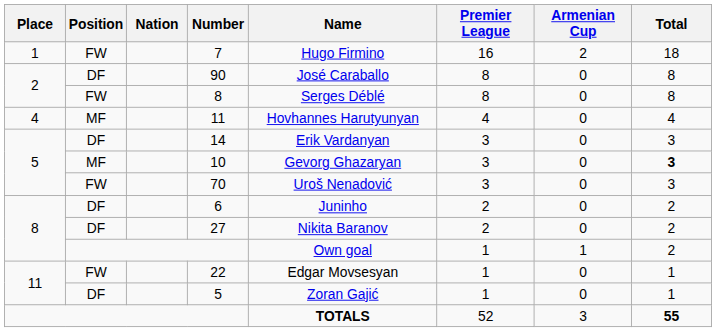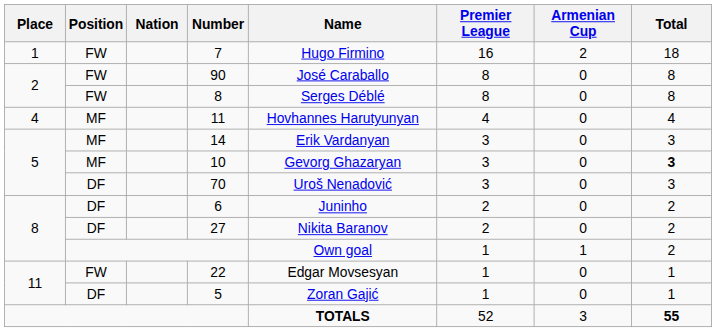(96, 75) DF -> (96, 75) FW
(96, 141) DF -> (96, 141) MF
(96, 184) FW -> (96, 184) DF
